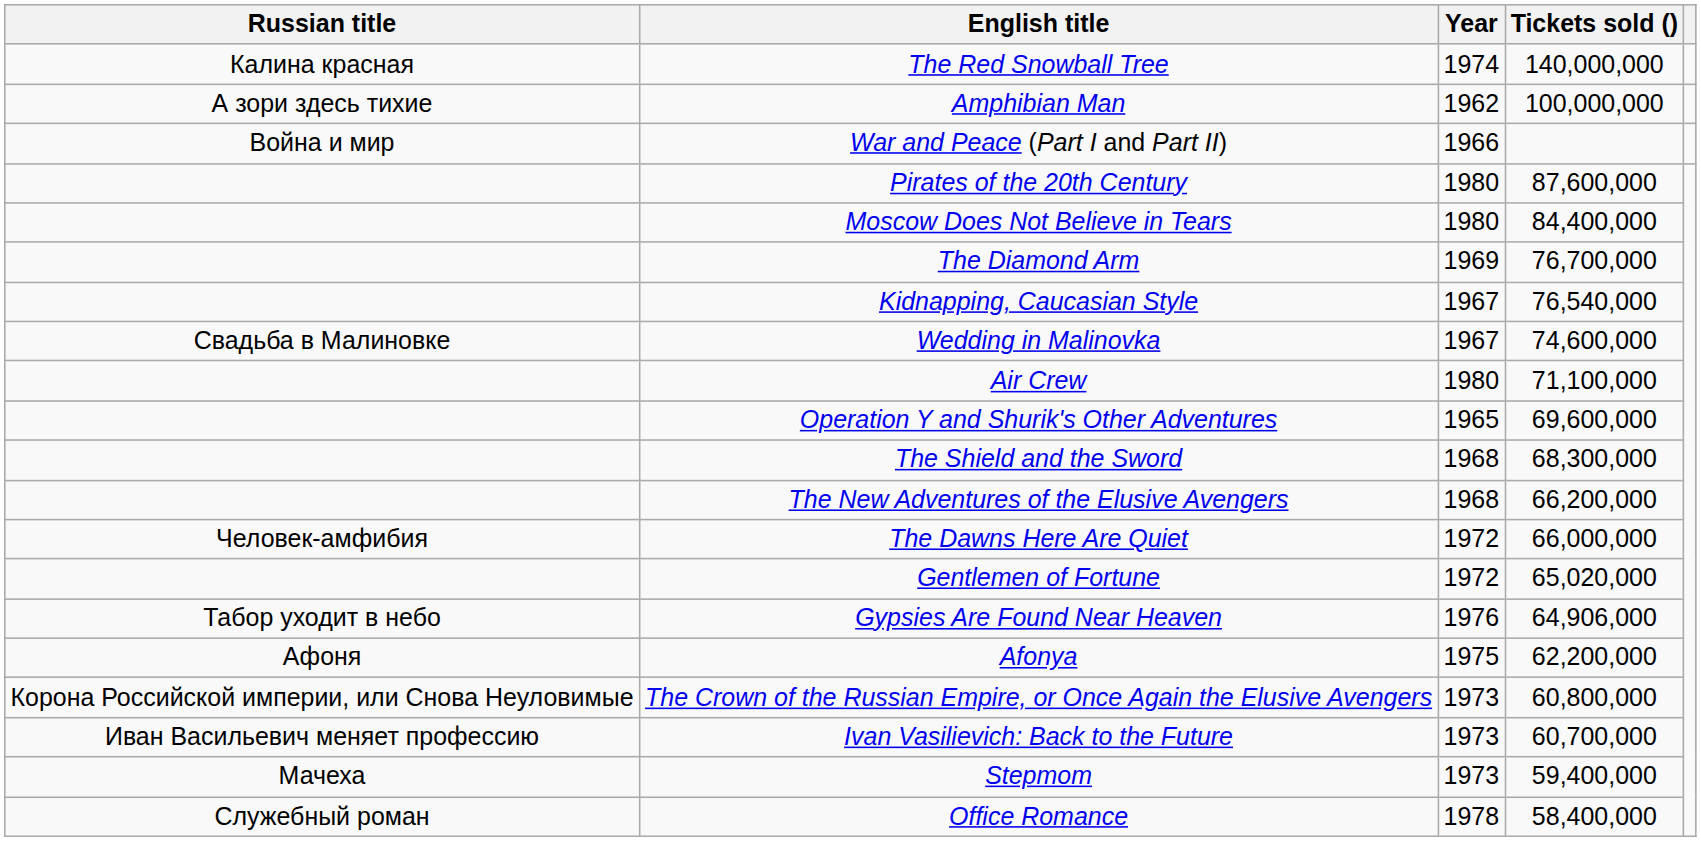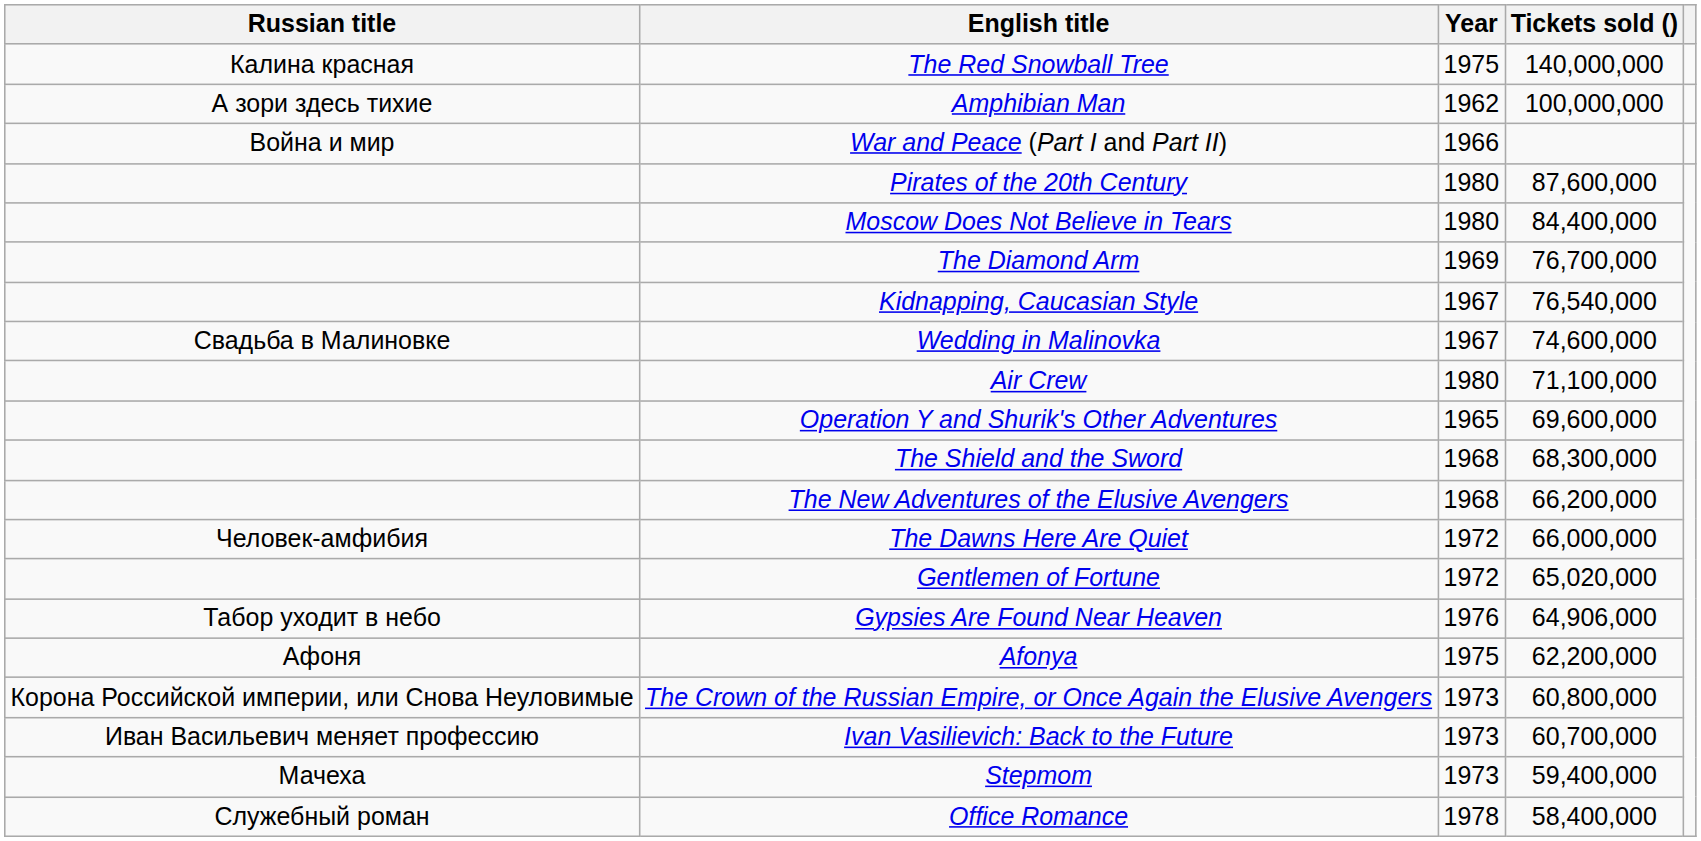(1471, 63) 1974 -> (1471, 63) 1975
